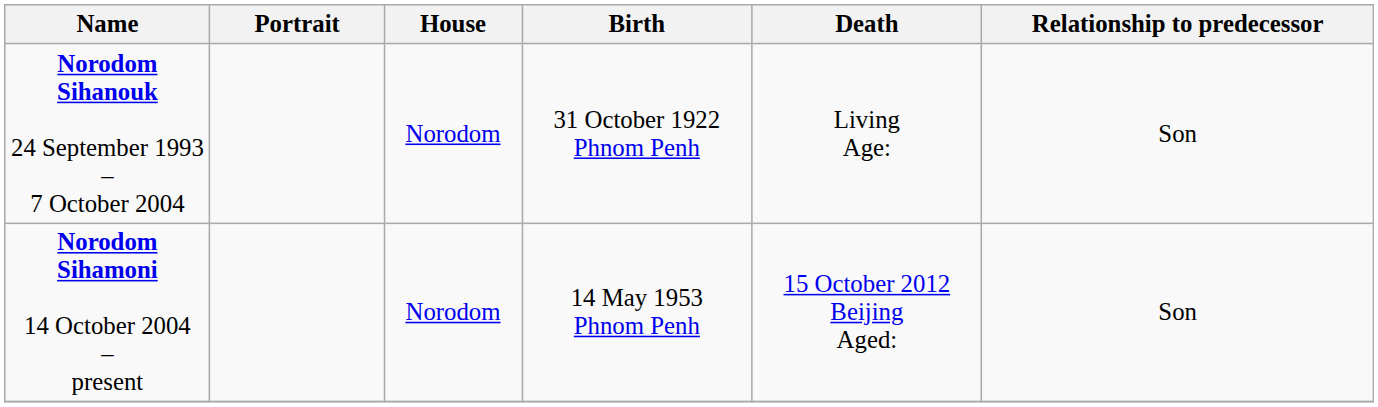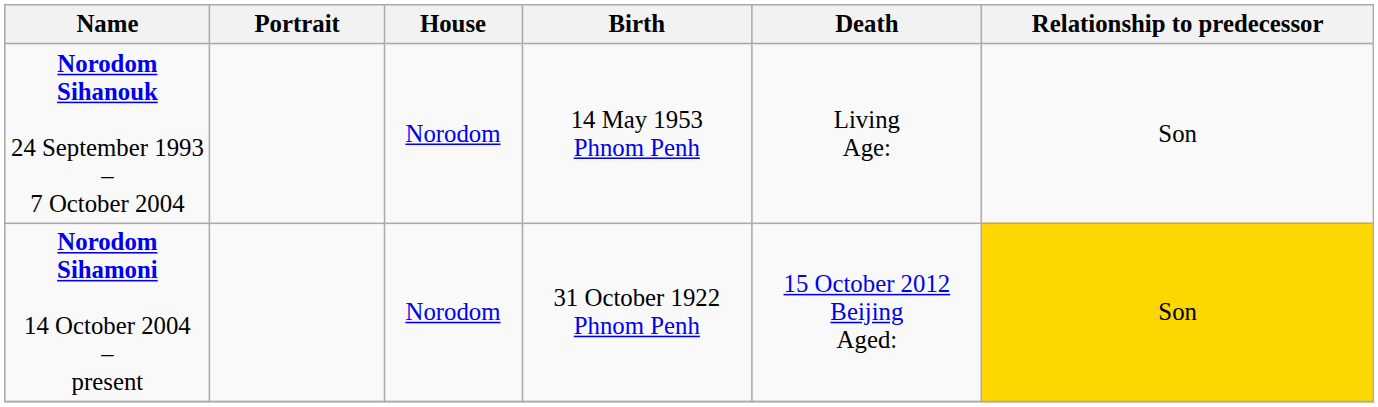(637, 133) 31 October 1922 Phnom Penh -> (637, 133) 14 May 1953 Phnom Penh
(637, 312) 14 May 1953 Phnom Penh -> (637, 312) 31 October 1922 Phnom Penh
(1178, 312) no background -> (1178, 312) gold background
